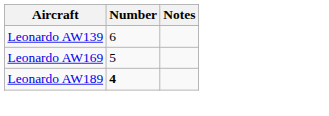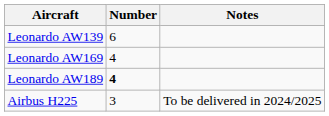(113, 57) 5 -> (113, 57) 4
+ row: (42, 100)
